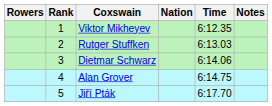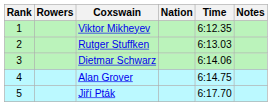columns swapped: (61, 12) <-> (25, 12)
